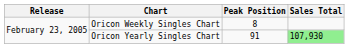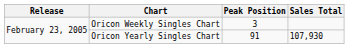(255, 24) 8 -> (255, 24) 3
(306, 37) lightgreen background -> (306, 37) no background
